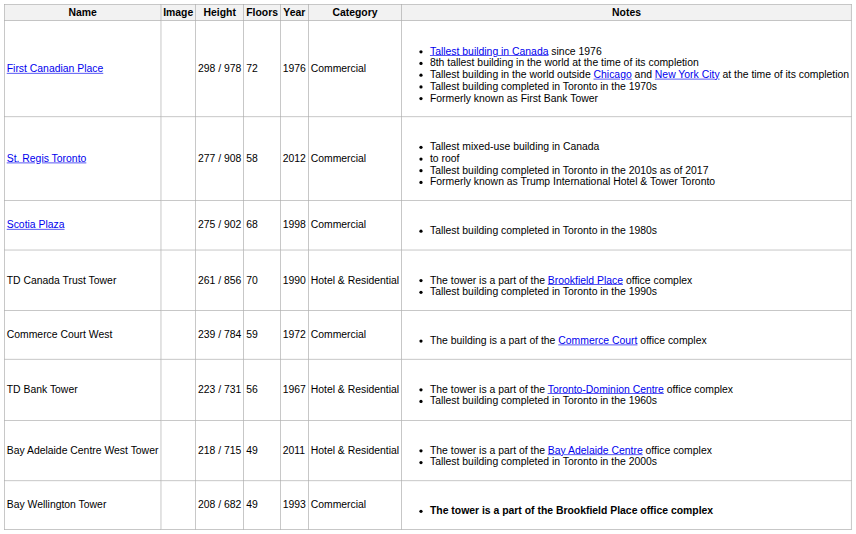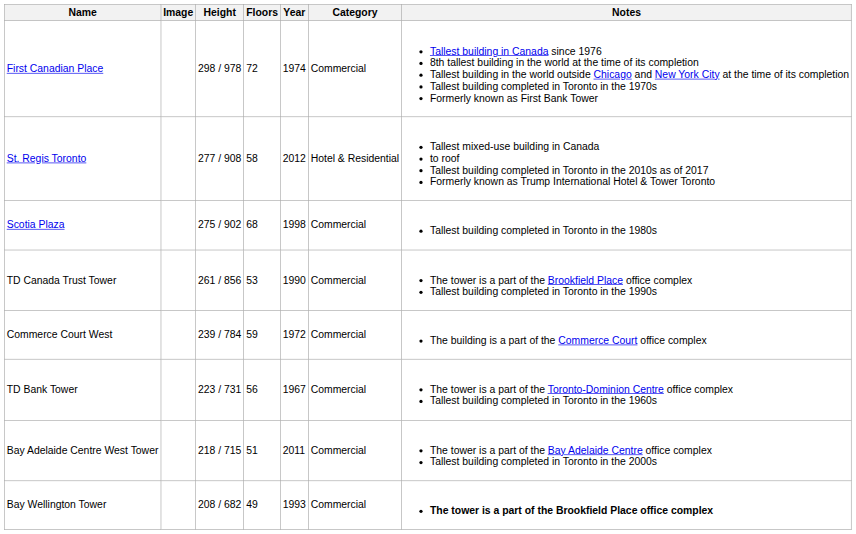(294, 68) 1976 -> (294, 68) 1974
(338, 158) Commercial -> (355, 158) Hotel & Residential
(252, 280) 70 -> (252, 280) 53
(355, 280) Hotel & Residential -> (338, 280) Commercial
(355, 389) Hotel & Residential -> (338, 389) Commercial
(252, 450) 49 -> (252, 450) 51
(355, 450) Hotel & Residential -> (338, 450) Commercial
